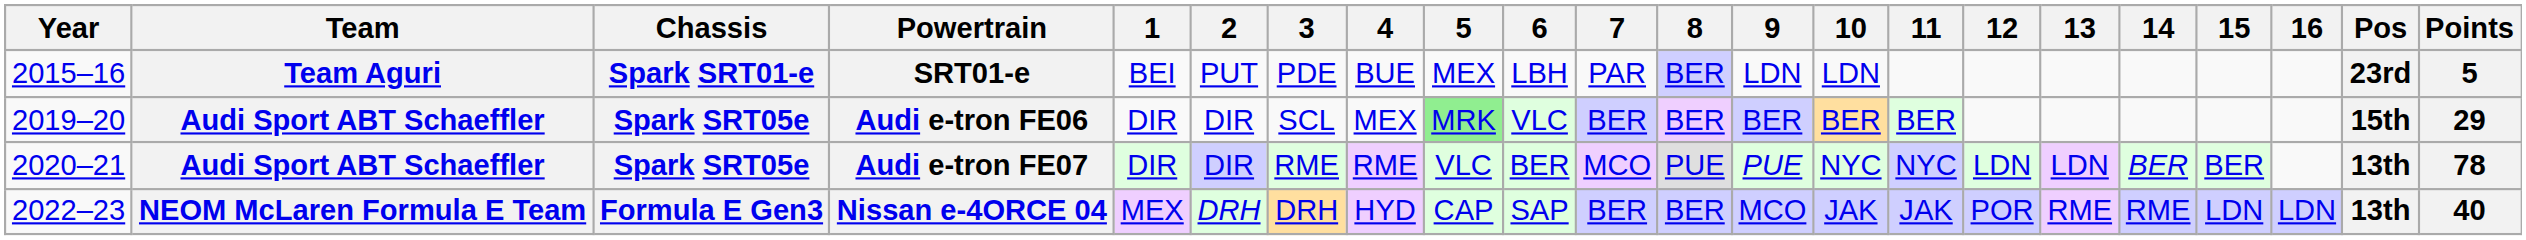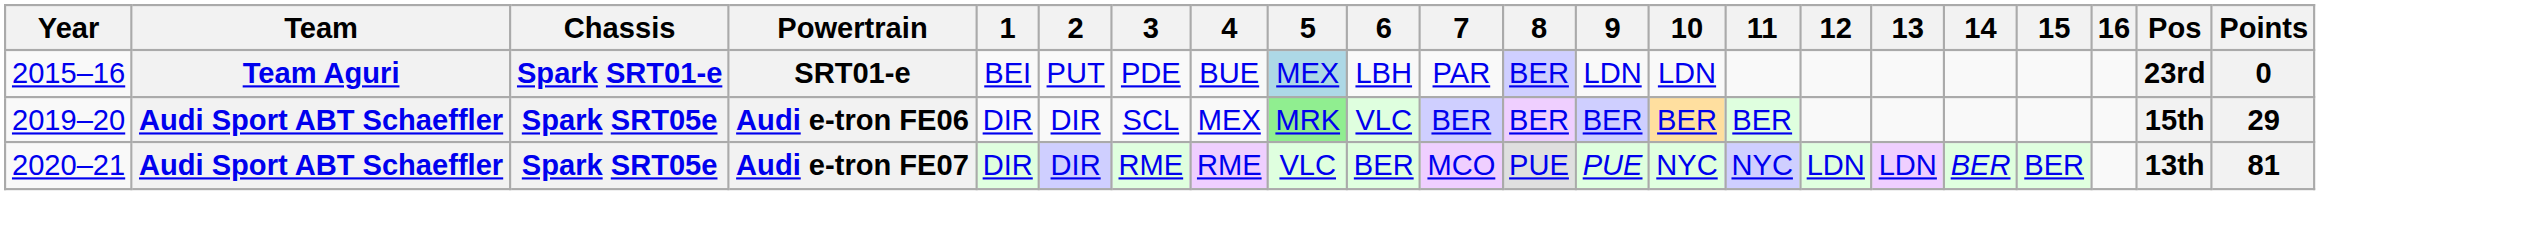(1464, 73) no background -> (1308, 73) lightblue background
(2470, 73) 5 -> (2264, 73) 0
(2470, 165) 78 -> (2264, 165) 81
- row: (972, 211)
